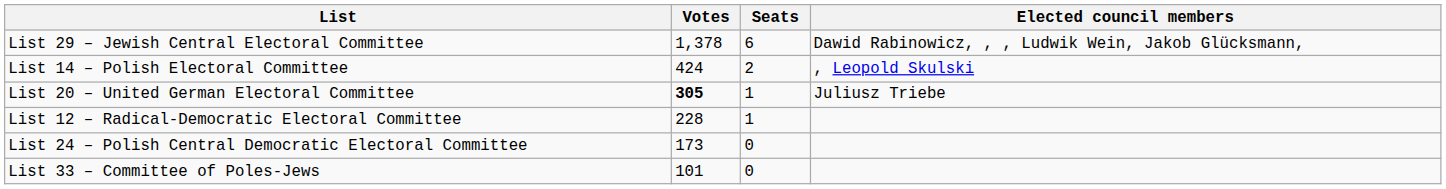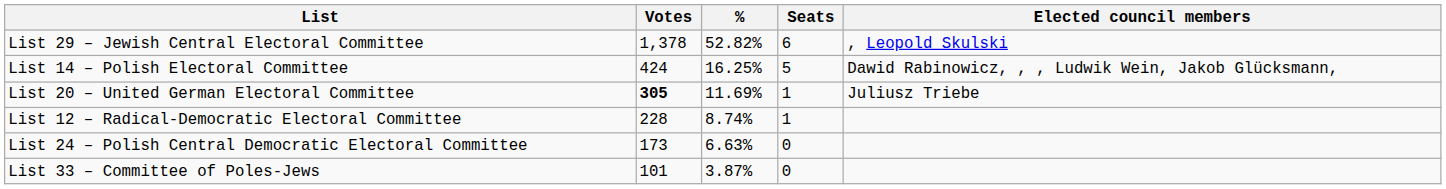+ column: (740, 17)
(1059, 43) Dawid Rabinowicz, , , Ludwik Wein, Jakob Glücksmann, -> (928, 43) , Leopold Skulski
(749, 69) 2 -> (787, 69) 5
(894, 69) , Leopold Skulski -> (1093, 69) Dawid Rabinowicz, , , Ludwik Wein, Jakob Glücksmann,
